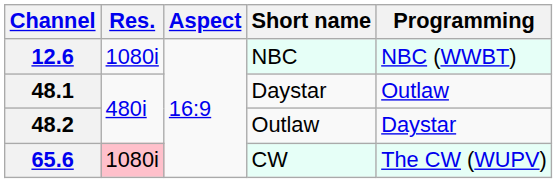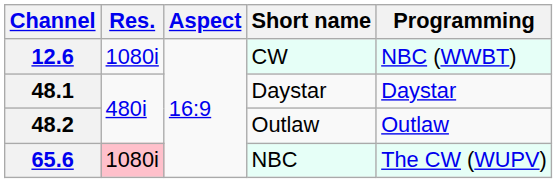(274, 56) NBC -> (270, 56) CW
(415, 90) Outlaw -> (419, 90) Daystar
(419, 125) Daystar -> (415, 125) Outlaw
(270, 159) CW -> (274, 159) NBC
